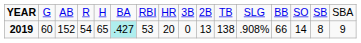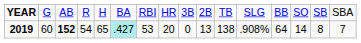(66, 29) normal -> (66, 29) bold
(281, 29) 66 -> (281, 29) 64
(343, 29) 9 -> (343, 29) 7
